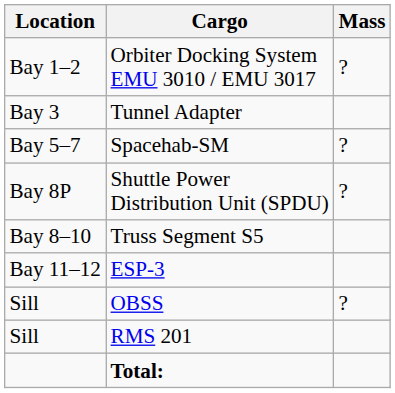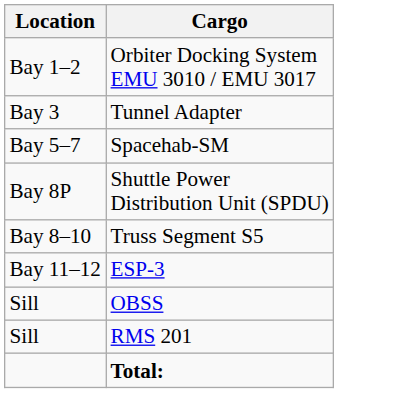- column: (362, 21)
